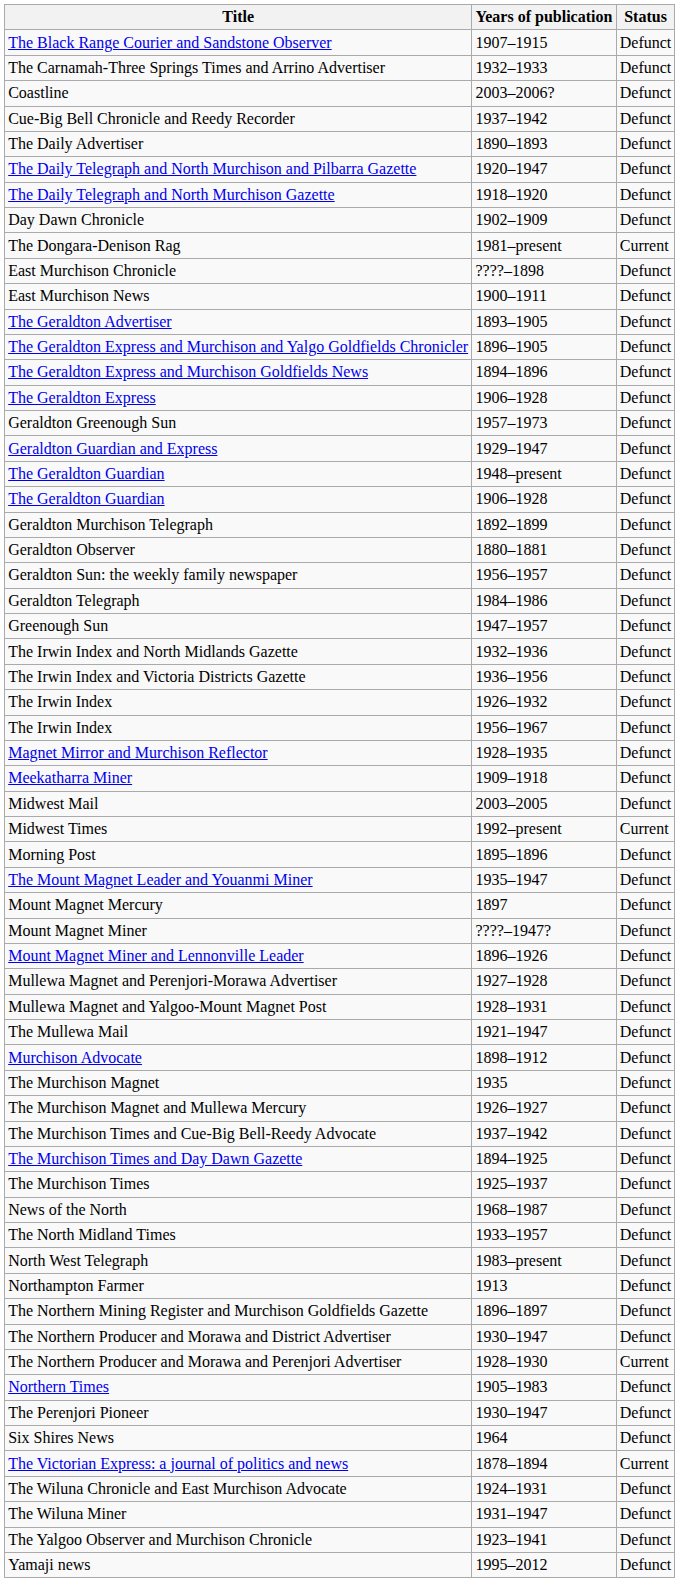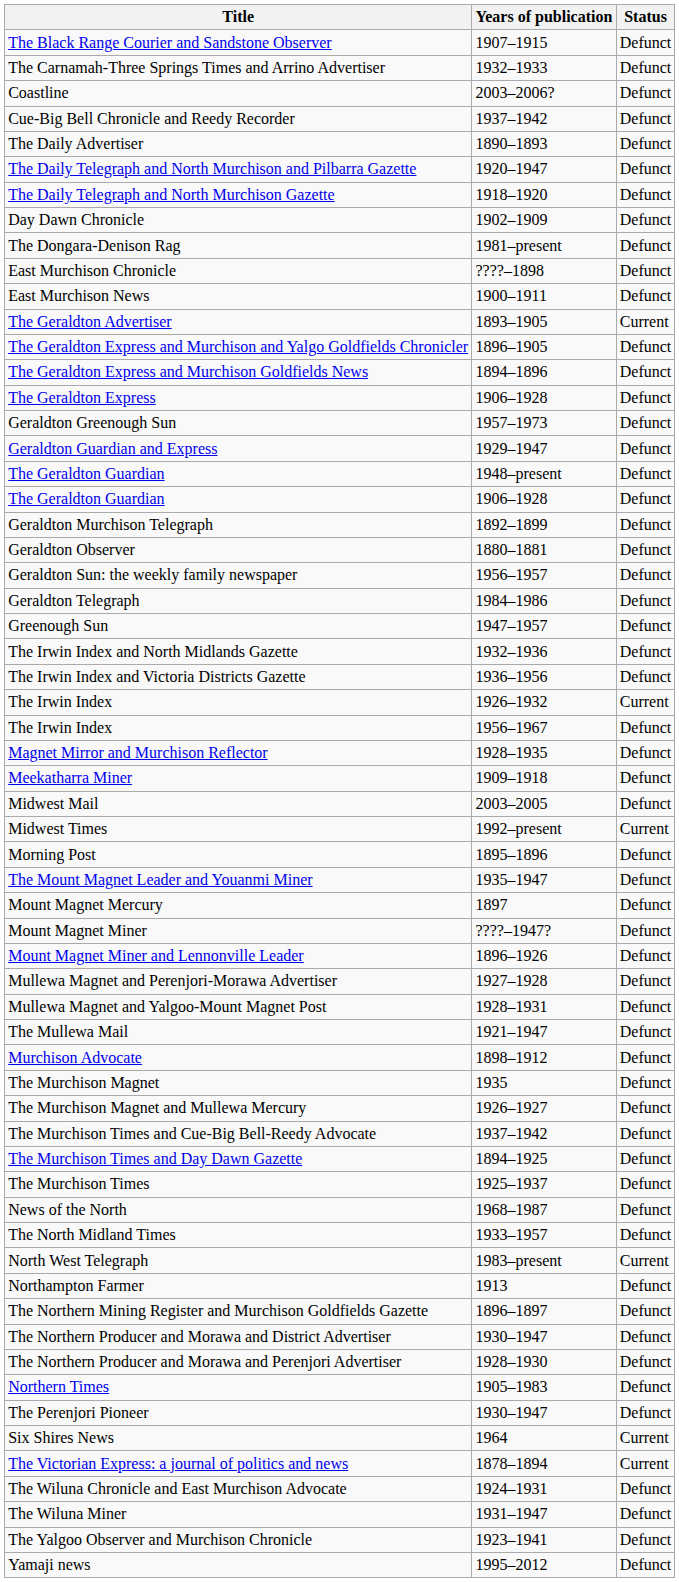(644, 245) Current -> (646, 245) Defunct
(646, 321) Defunct -> (644, 321) Current
(646, 702) Defunct -> (644, 702) Current
(646, 1260) Defunct -> (644, 1260) Current
(644, 1362) Current -> (646, 1362) Defunct
(646, 1438) Defunct -> (644, 1438) Current
